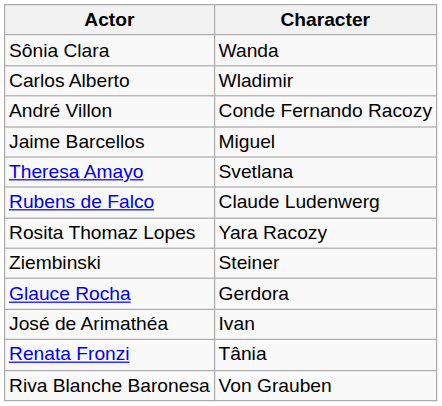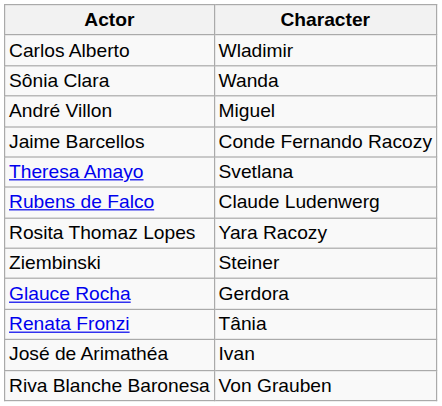rows swapped: (69, 80) <-> (59, 50)
(325, 111) Conde Fernando Racozy -> (247, 111) Miguel
(247, 141) Miguel -> (325, 141) Conde Fernando Racozy
rows swapped: (89, 324) <-> (69, 354)
